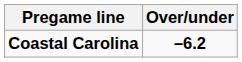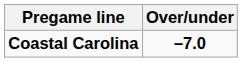(190, 43) –6.2 -> (190, 43) –7.0
